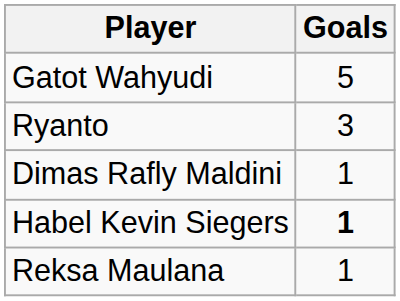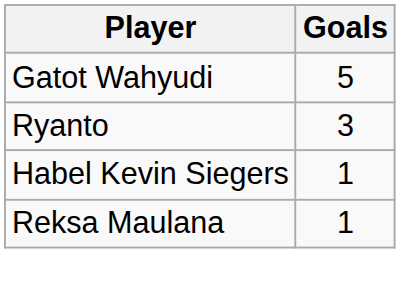- row: (147, 174)
(345, 222) bold -> (345, 174) normal
